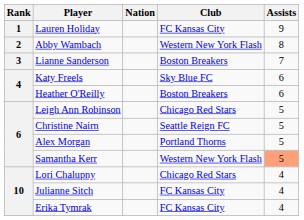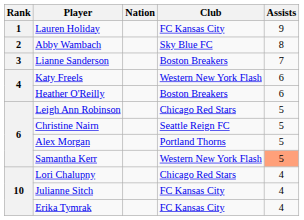(211, 45) Western New York Flash -> (186, 45) Sky Blue FC
(186, 77) Sky Blue FC -> (211, 77) Western New York Flash
